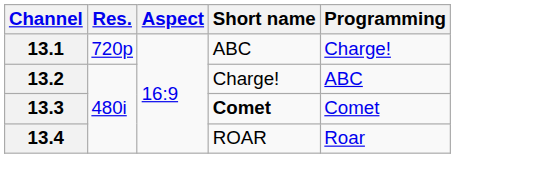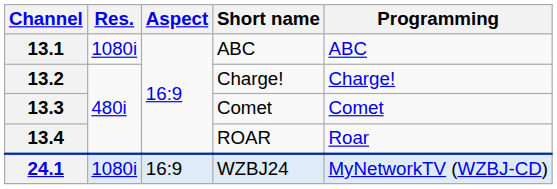(112, 49) 720p -> (114, 49) 1080i
(358, 49) Charge! -> (348, 49) ABC
(344, 78) ABC -> (362, 78) Charge!
(242, 108) bold -> (244, 108) normal
+ row: (46, 168)
